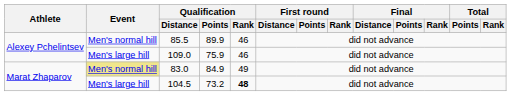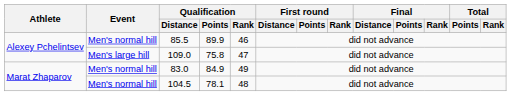(215, 55) 75.9 -> (215, 55) 75.8
(243, 55) 46 -> (243, 55) 47
(123, 69) khaki background -> (123, 69) no background
(119, 84) Men's large hill -> (123, 84) Men's normal hill
(215, 84) 73.2 -> (215, 84) 78.1
(243, 84) bold -> (243, 84) normal
